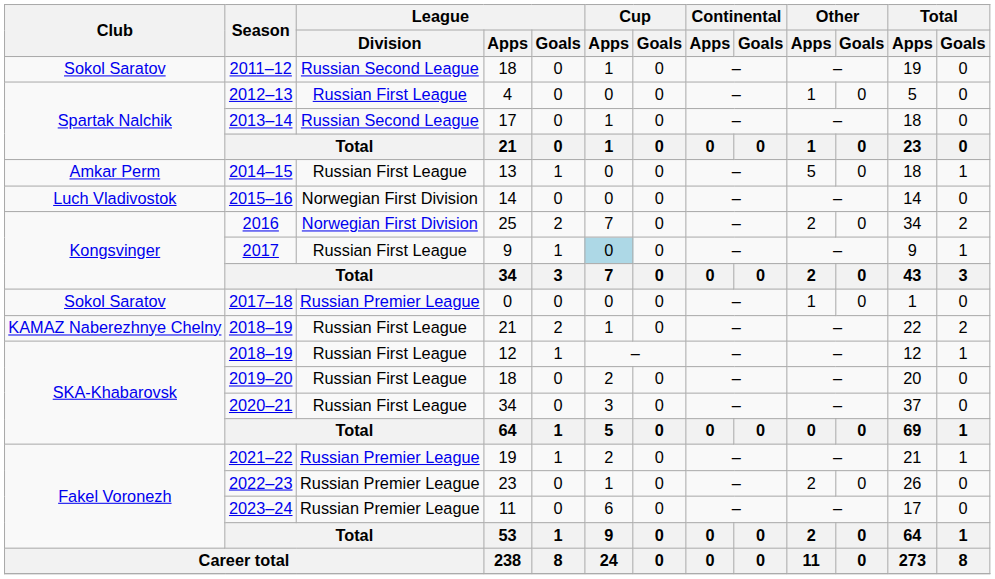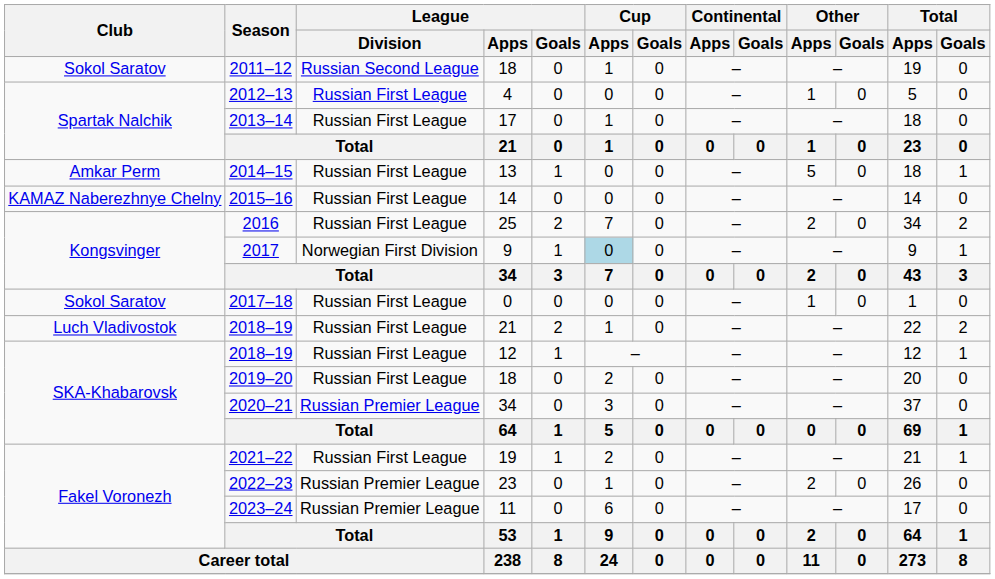(390, 120) Russian Second League -> (390, 120) Russian First League
(115, 198) Luch Vladivostok -> (115, 198) KAMAZ Naberezhnye Chelny
(390, 198) Norwegian First Division -> (390, 198) Russian First League
(390, 224) Norwegian First Division -> (390, 224) Russian First League
(390, 250) Russian First League -> (390, 250) Norwegian First Division
(390, 302) Russian Premier League -> (390, 302) Russian First League
(115, 328) KAMAZ Naberezhnye Chelny -> (115, 328) Luch Vladivostok
(390, 405) Russian First League -> (390, 405) Russian Premier League
(390, 457) Russian Premier League -> (390, 457) Russian First League
